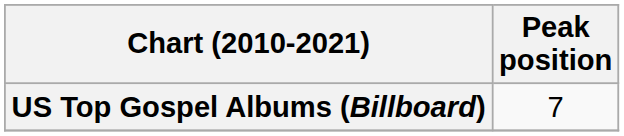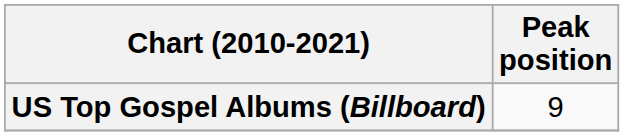(556, 106) 7 -> (556, 106) 9
